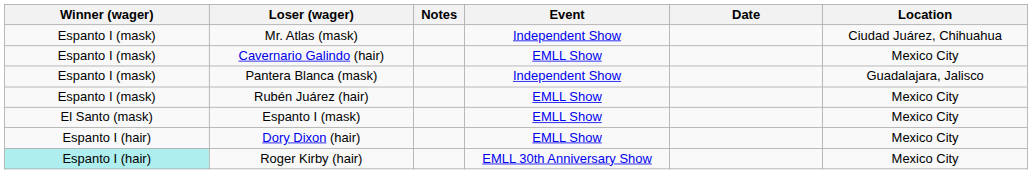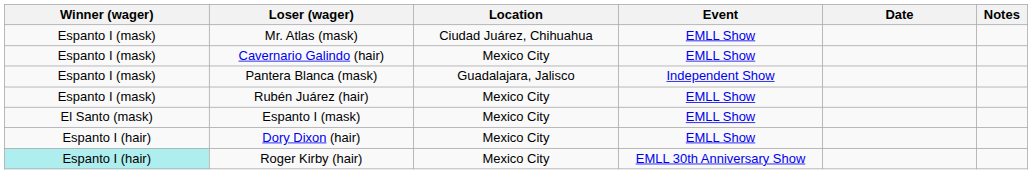columns swapped: (925, 14) <-> (439, 14)
(567, 35) Independent Show -> (721, 35) EMLL Show
